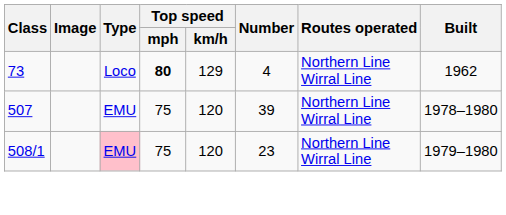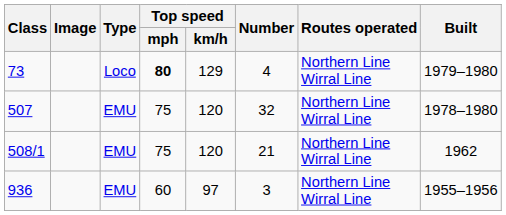(461, 71) 1962 -> (461, 71) 1979–1980
(266, 111) 39 -> (266, 111) 32
(120, 150) pink background -> (120, 150) no background
(266, 150) 23 -> (266, 150) 21
(461, 150) 1979–1980 -> (461, 150) 1962
+ row: (20, 190)
